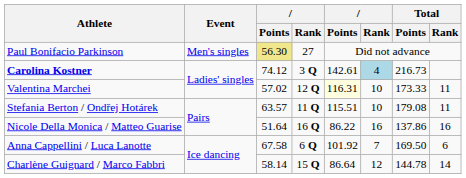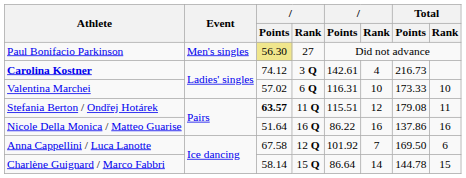(377, 70) lightblue background -> (377, 70) no background
(308, 89) 12 Q -> (308, 89) 6 Q
(342, 89) lightyellow background -> (342, 89) no background
(445, 89) 11 -> (445, 89) 10
(274, 108) normal -> (274, 108) bold
(377, 108) 10 -> (377, 108) 12
(308, 145) 6 Q -> (308, 145) 12 Q
(377, 164) 12 -> (377, 164) 14
(445, 164) 14 -> (445, 164) 15
